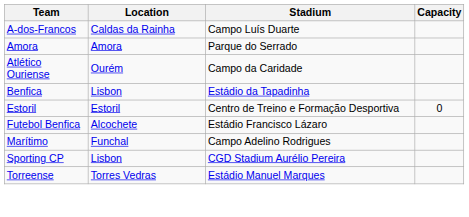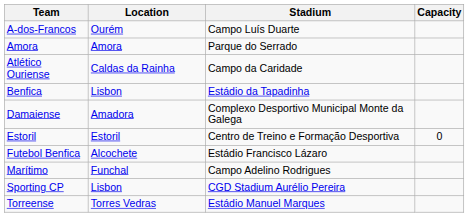(133, 29) Caldas da Rainha -> (107, 29) Ourém
(107, 69) Ourém -> (133, 69) Caldas da Rainha
+ row: (33, 114)
